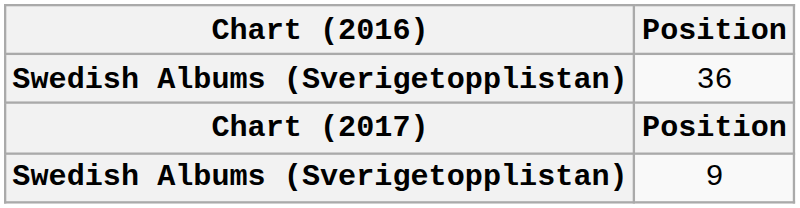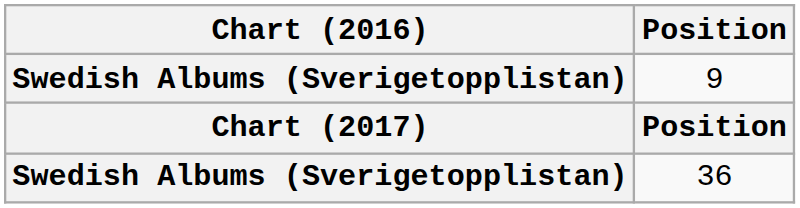rows swapped: (714, 177) <-> (714, 79)
